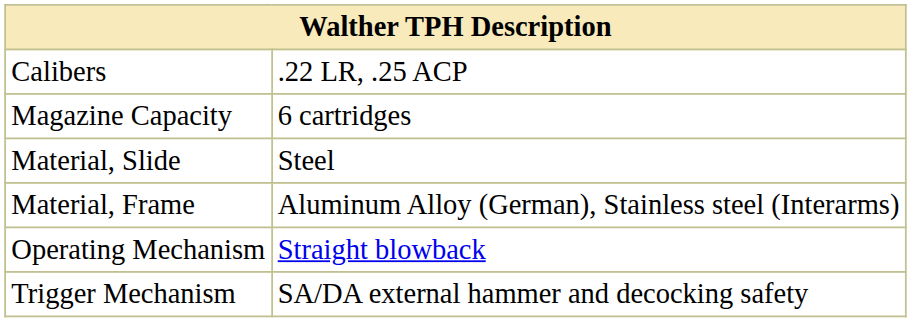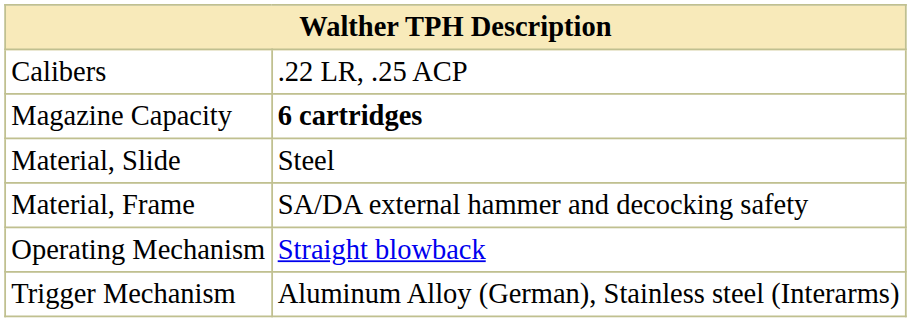(345, 115) normal -> (350, 115) bold
(589, 204) Aluminum Alloy (German), Stainless steel (Interarms) -> (543, 204) SA/DA external hammer and decocking safety
(543, 293) SA/DA external hammer and decocking safety -> (589, 293) Aluminum Alloy (German), Stainless steel (Interarms)
